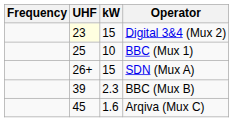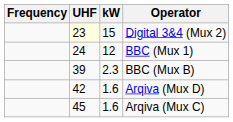(79, 51) 25 -> (79, 51) 24
(109, 51) 10 -> (109, 51) 12
- row: (160, 70)
+ row: (165, 88)
